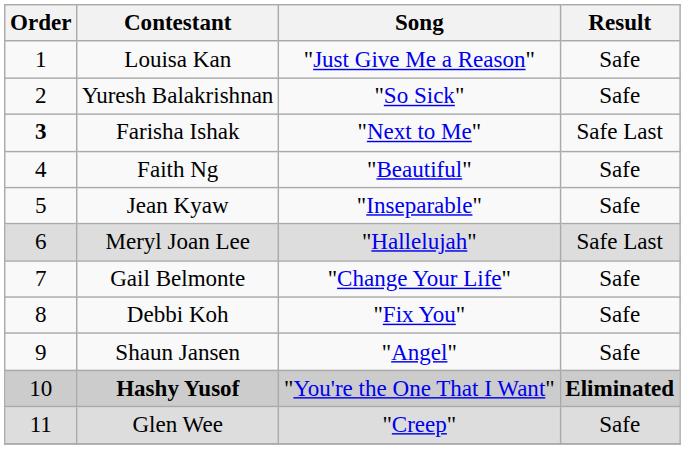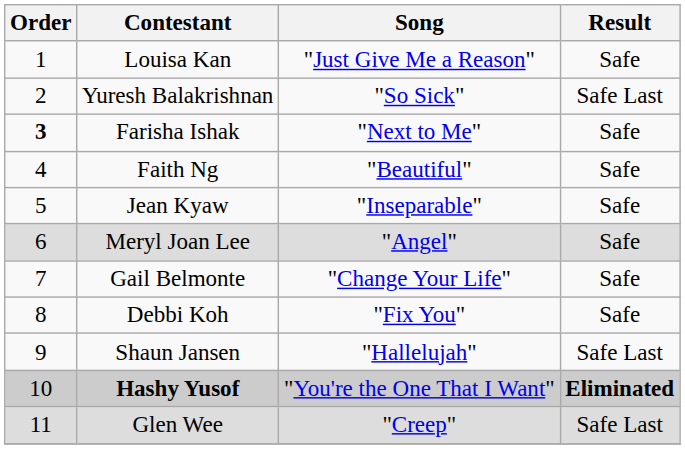(620, 95) Safe -> (620, 95) Safe Last
(620, 132) Safe Last -> (620, 132) Safe
(419, 242) "Hallelujah" -> (419, 242) "Angel"
(620, 242) Safe Last -> (620, 242) Safe
(419, 351) "Angel" -> (419, 351) "Hallelujah"
(620, 351) Safe -> (620, 351) Safe Last
(620, 424) Safe -> (620, 424) Safe Last
